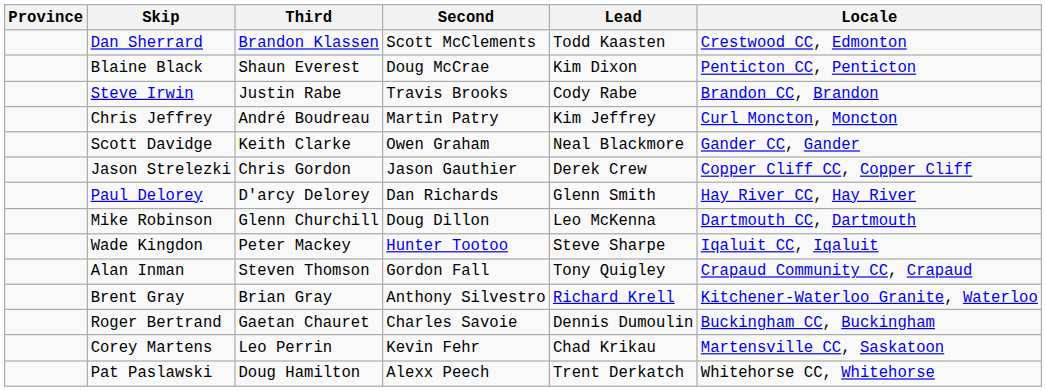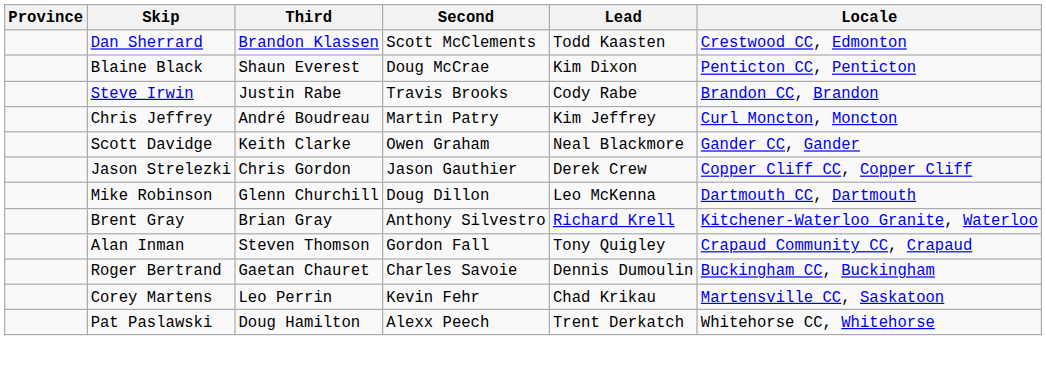- row: (147, 195)
- row: (147, 246)
rows swapped: (137, 297) <-> (137, 272)
